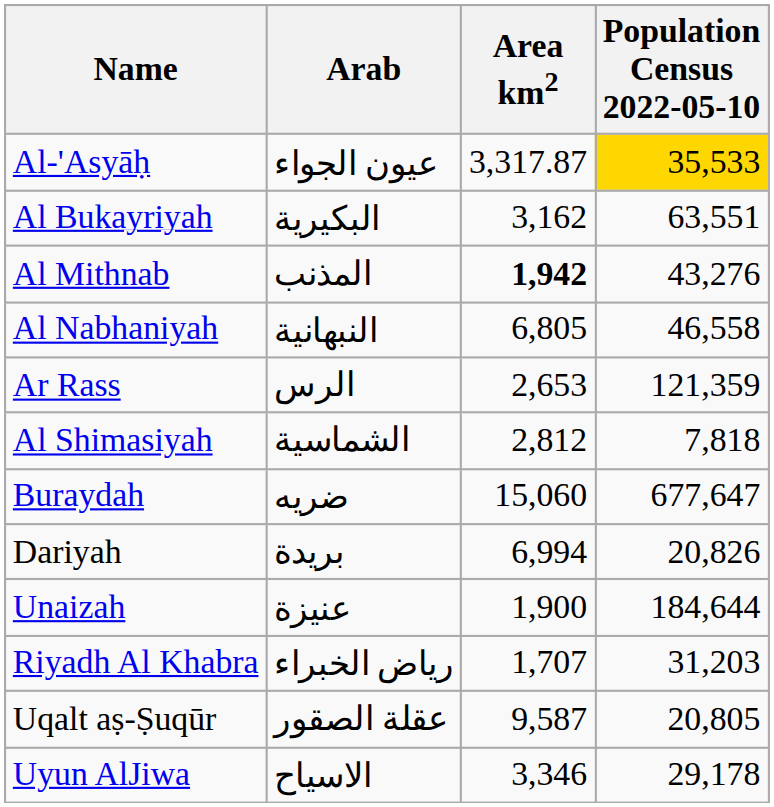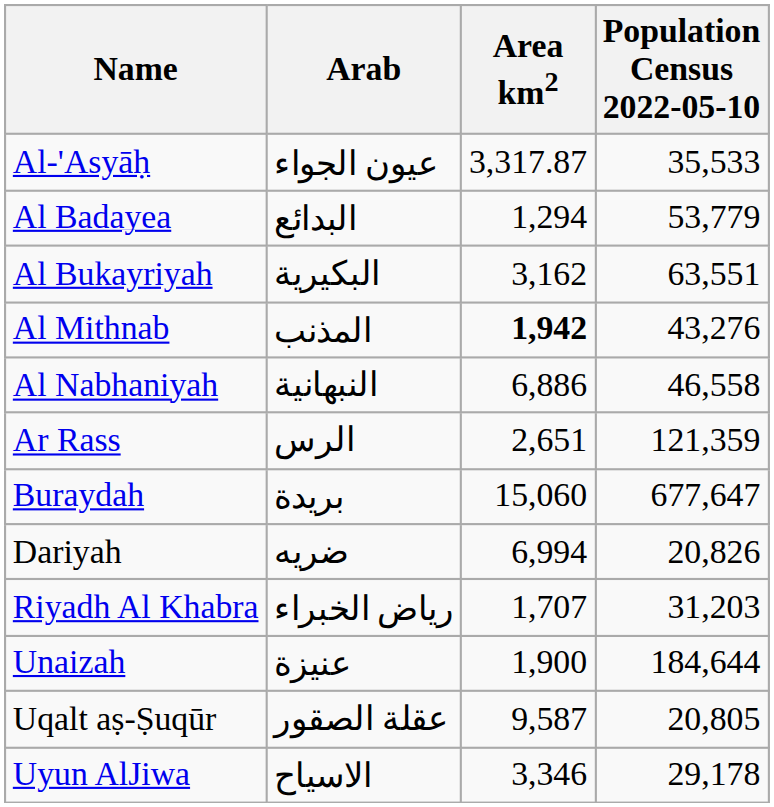(714, 161) gold background -> (714, 161) no background
+ row: (92, 217)
(549, 328) 6,805 -> (549, 384) 6,886
(549, 384) 2,653 -> (549, 440) 2,651
- row: (113, 440)
(312, 496) ضريه -> (309, 496) بريدة
(309, 552) بريدة -> (312, 552) ضريه
rows swapped: (136, 662) <-> (69, 607)
